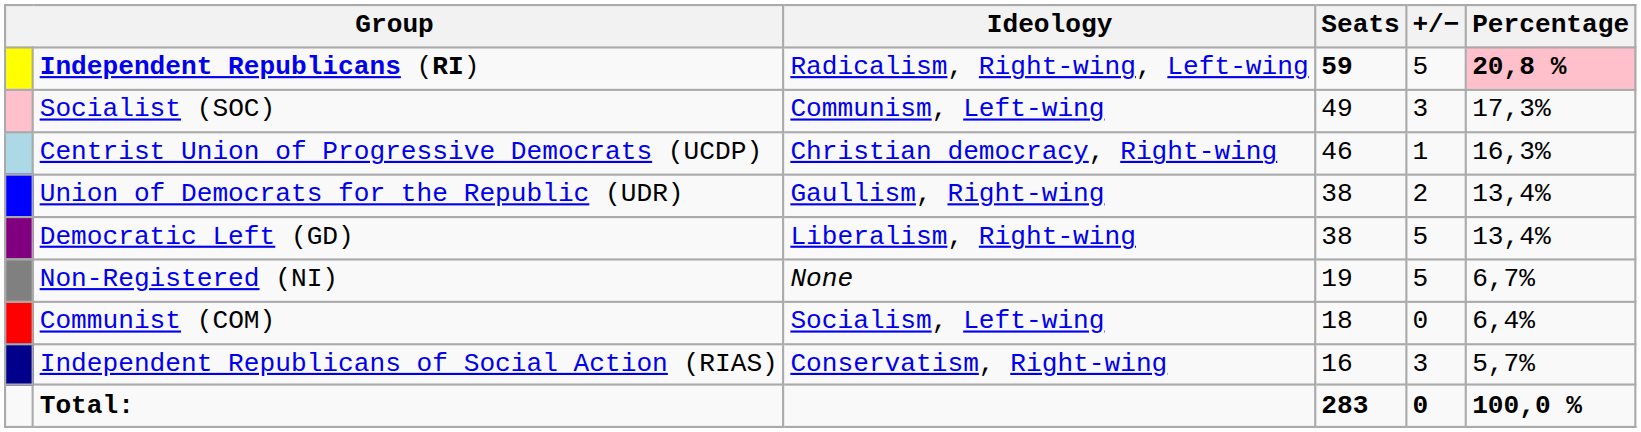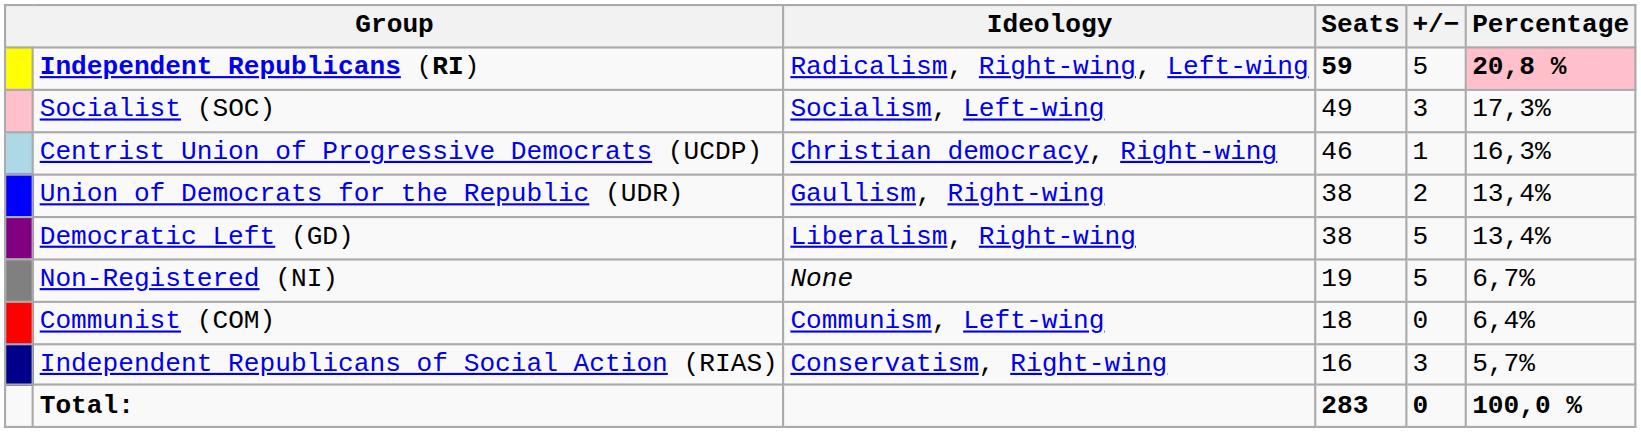(947, 111) Communism, Left-wing -> (947, 111) Socialism, Left-wing
(947, 322) Socialism, Left-wing -> (947, 322) Communism, Left-wing
